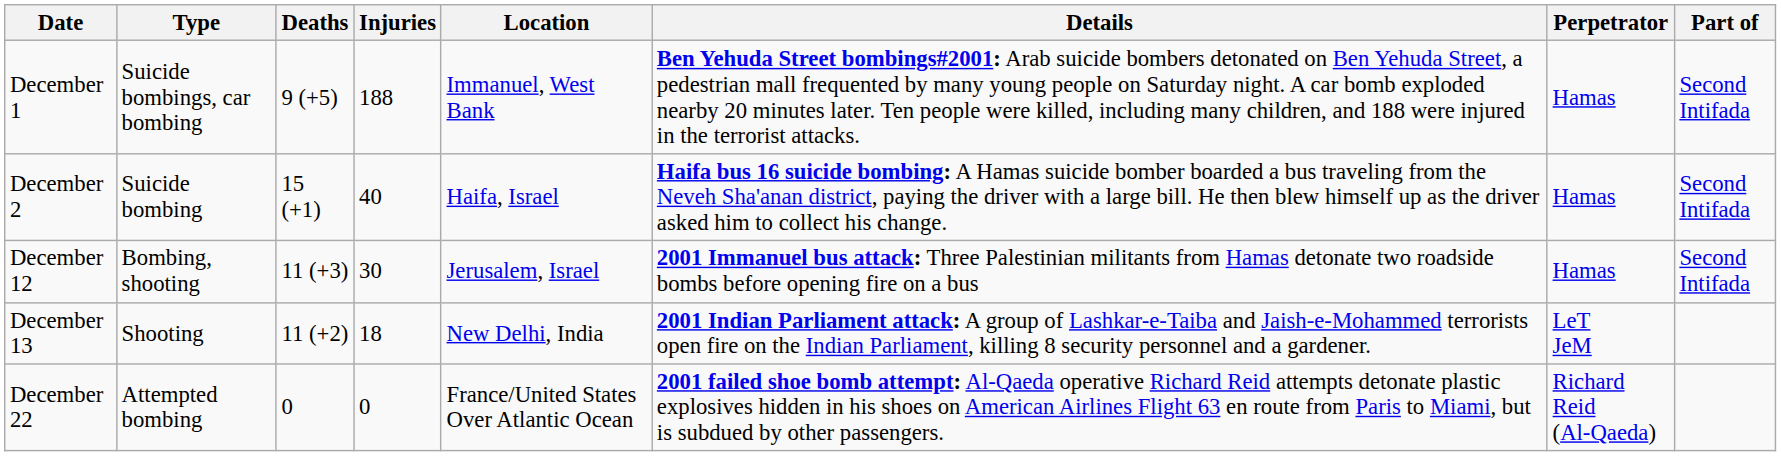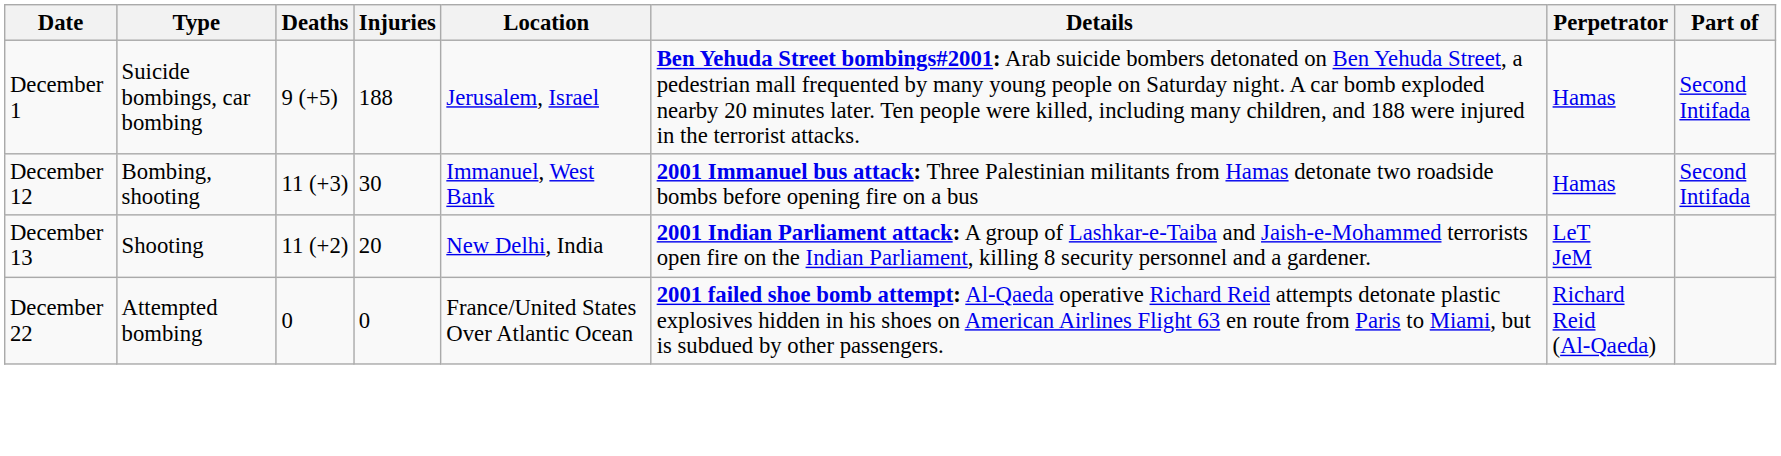(521, 96) Immanuel, West Bank -> (523, 96) Jerusalem, Israel
- row: (57, 196)
(523, 271) Jerusalem, Israel -> (520, 184) Immanuel, West Bank
(370, 332) 18 -> (370, 245) 20
